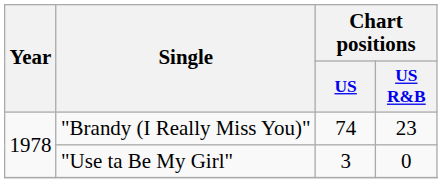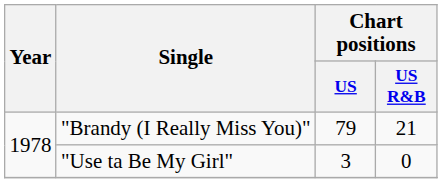(346, 128) 74 -> (346, 128) 79
(406, 128) 23 -> (406, 128) 21
